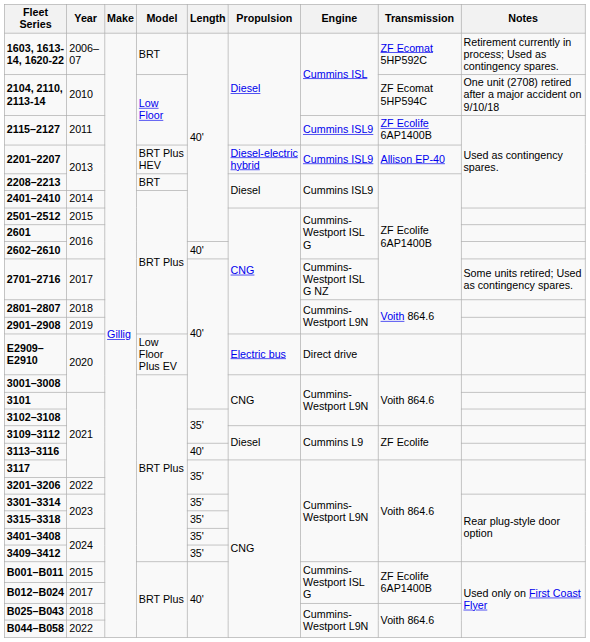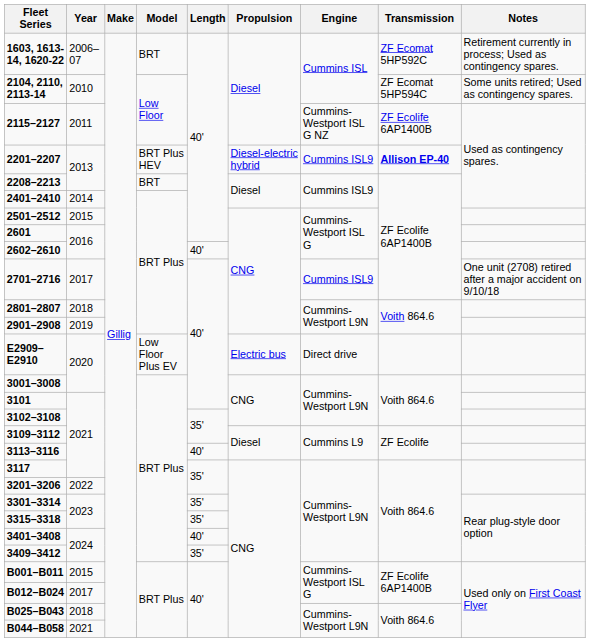(522, 95) One unit (2708) retired after a major accident on 9/10/18 -> (522, 89) Some units retired; Used as contingency spares.
(338, 130) Cummins ISL9 -> (334, 124) Cummins-Westport ISL G NZ
(413, 159) normal -> (415, 159) bold
(334, 279) Cummins-Westport ISL G NZ -> (338, 279) Cummins ISL9
(522, 279) Some units retired; Used as contingency spares. -> (522, 279) One unit (2708) retired after a major accident on 9/10/18
(197, 536) 35' -> (197, 536) 40'
(81, 628) 2022 -> (81, 628) 2021
